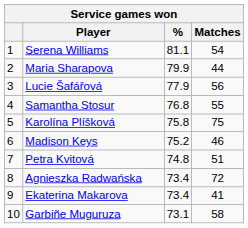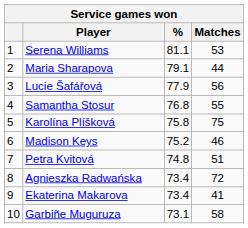(218, 50) 54 -> (218, 50) 53
(178, 68) 79.9 -> (178, 68) 79.1
